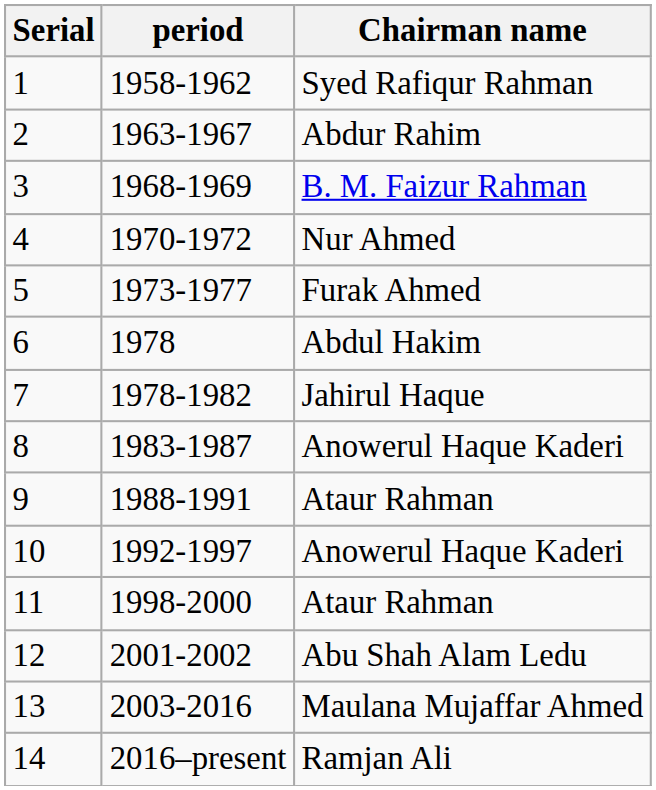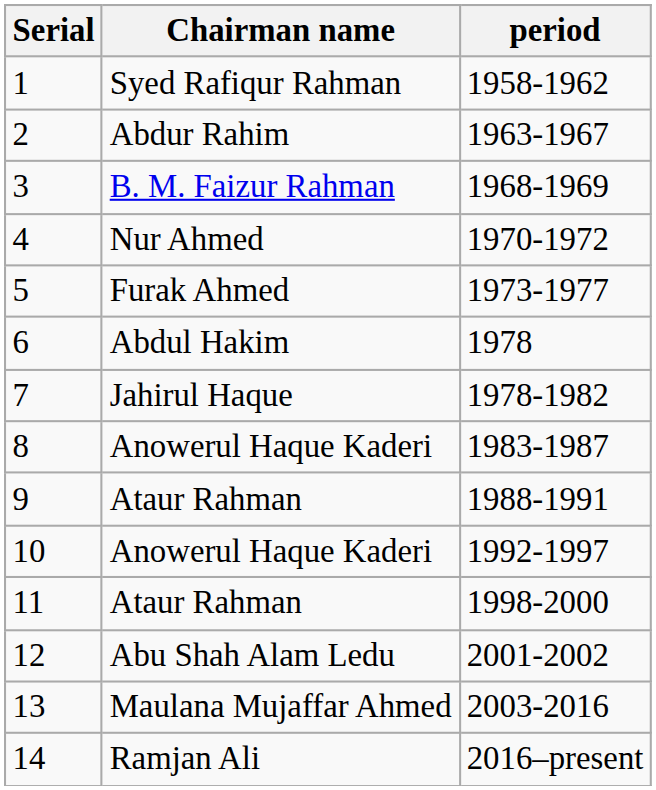columns swapped: (472, 30) <-> (198, 30)
